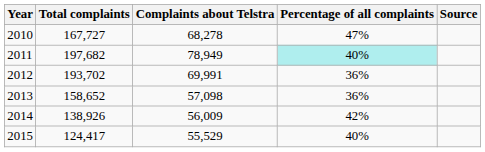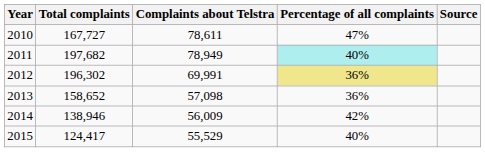(205, 34) 68,278 -> (205, 34) 78,611
(84, 75) 193,702 -> (84, 75) 196,302
(357, 75) no background -> (357, 75) khaki background
(84, 116) 138,926 -> (84, 116) 138,946
